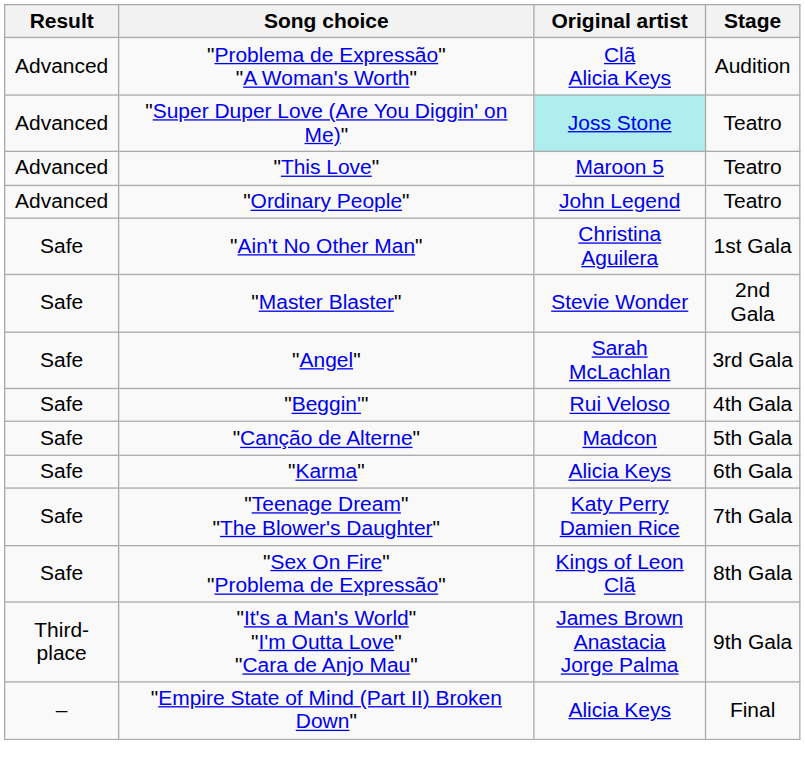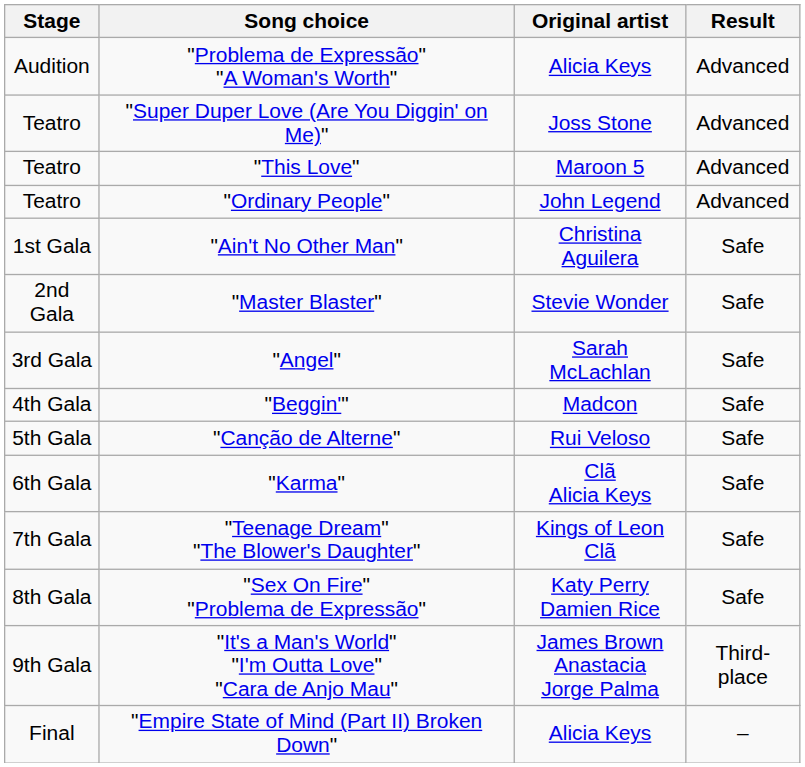columns swapped: (753, 21) <-> (62, 21)
(620, 66) Clã Alicia Keys -> (600, 66) Alicia Keys
(620, 122) paleturquoise background -> (600, 122) no background
(620, 404) Rui Veloso -> (600, 404) Madcon
(620, 438) Madcon -> (600, 438) Rui Veloso
(620, 471) Alicia Keys -> (600, 483) Clã Alicia Keys
(620, 516) Katy Perry Damien Rice -> (600, 540) Kings of Leon Clã
(620, 573) Kings of Leon Clã -> (600, 596) Katy Perry Damien Rice
